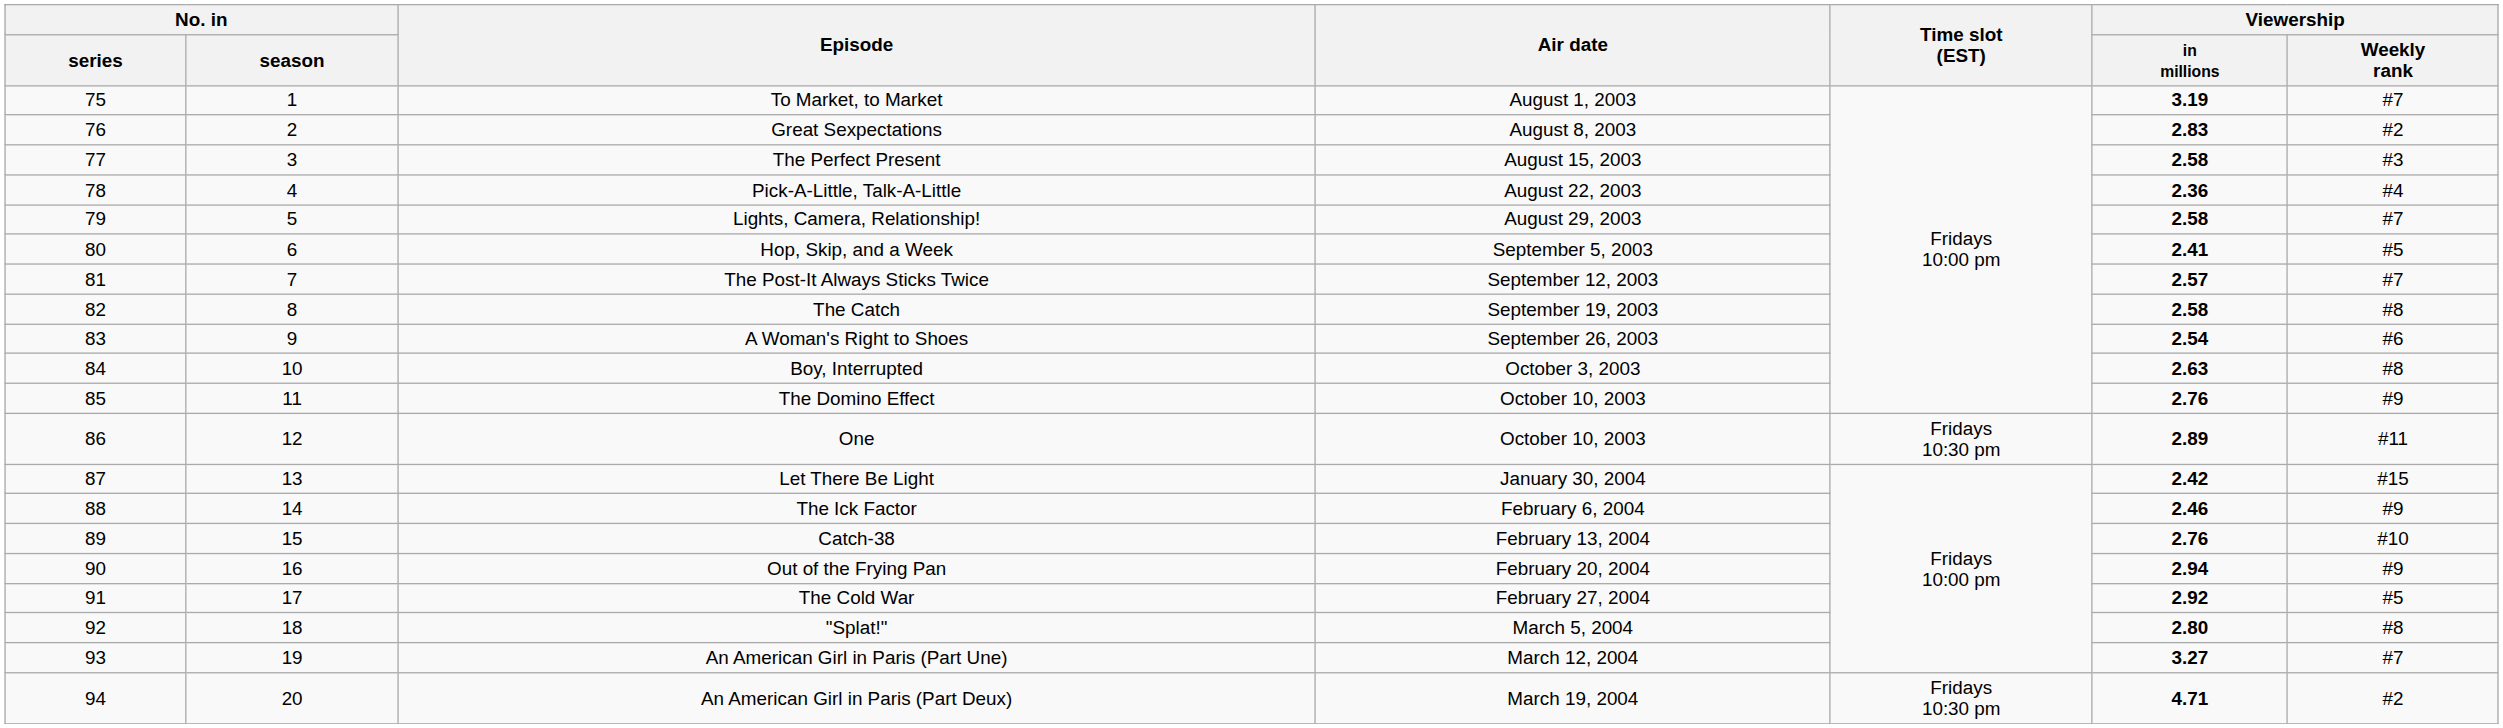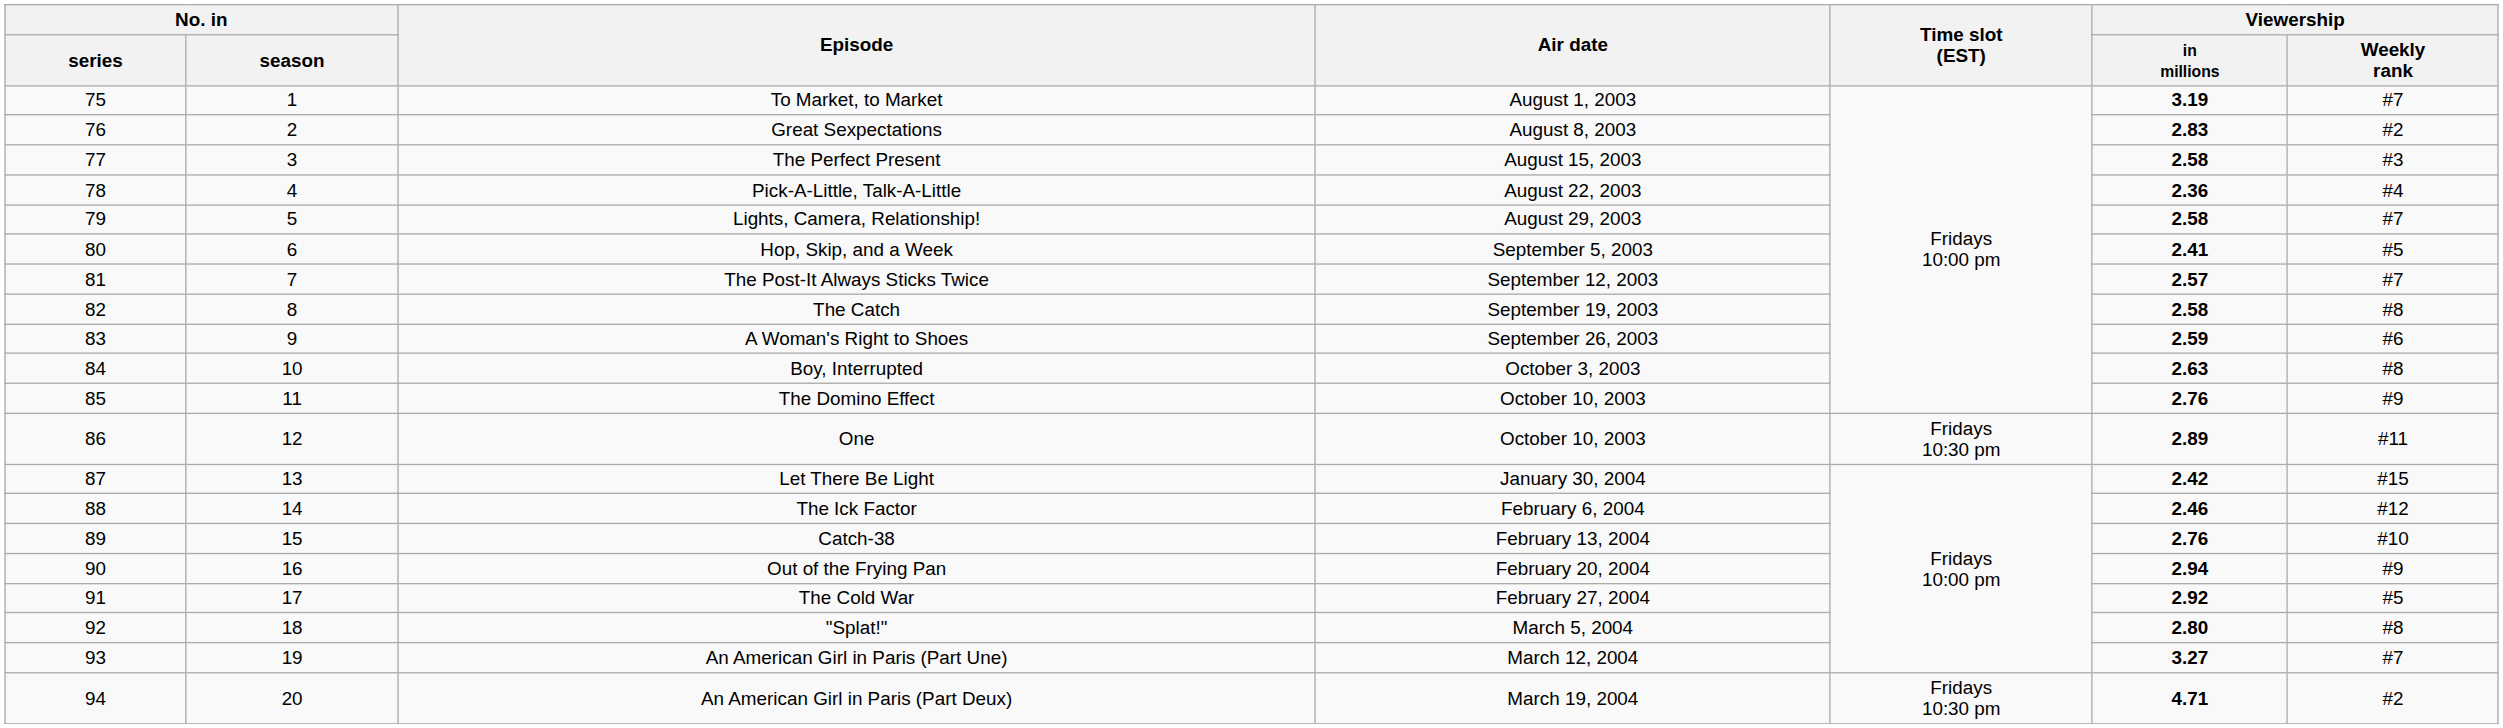(2190, 339) 2.54 -> (2190, 339) 2.59
(2393, 509) #9 -> (2393, 509) #12
